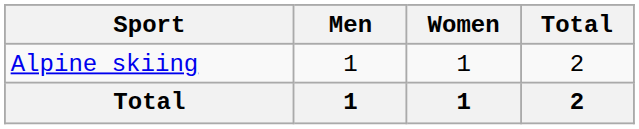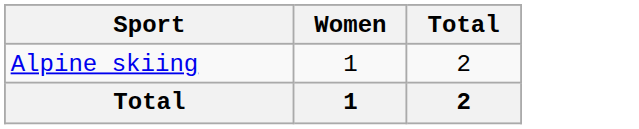- column: (350, 25)
